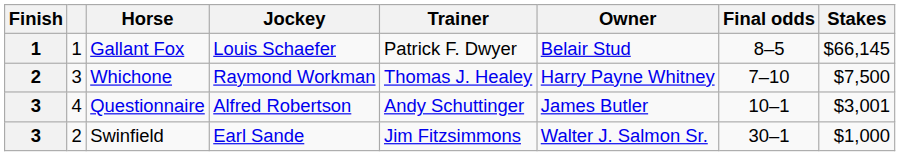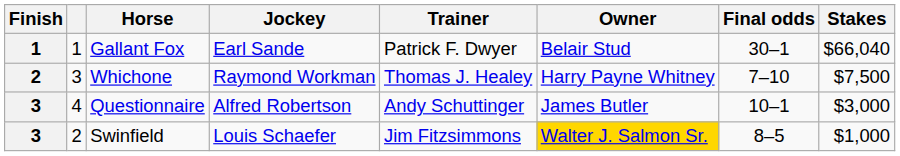(275, 48) Louis Schaefer -> (259, 48) Earl Sande
(769, 48) 8–5 -> (769, 48) 30–1
(857, 48) $66,145 -> (857, 48) $66,040
(862, 106) $3,001 -> (862, 106) $3,000
(259, 135) Earl Sande -> (275, 135) Louis Schaefer
(624, 135) no background -> (624, 135) gold background
(769, 135) 30–1 -> (769, 135) 8–5
